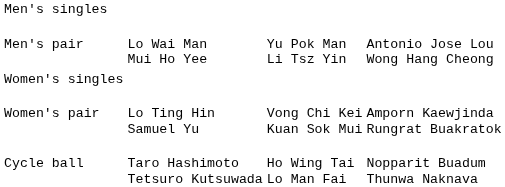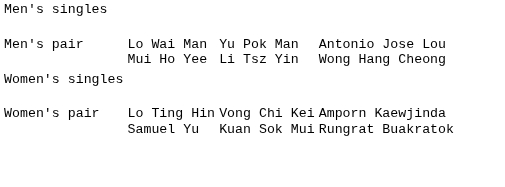- row: (44, 164)
